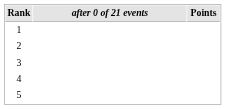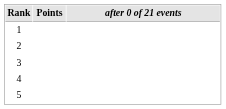columns swapped: (110, 13) <-> (204, 13)
